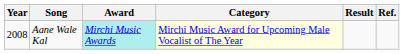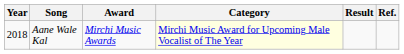(17, 35) 2008 -> (17, 35) 2018
(113, 35) paleturquoise background -> (113, 35) no background
